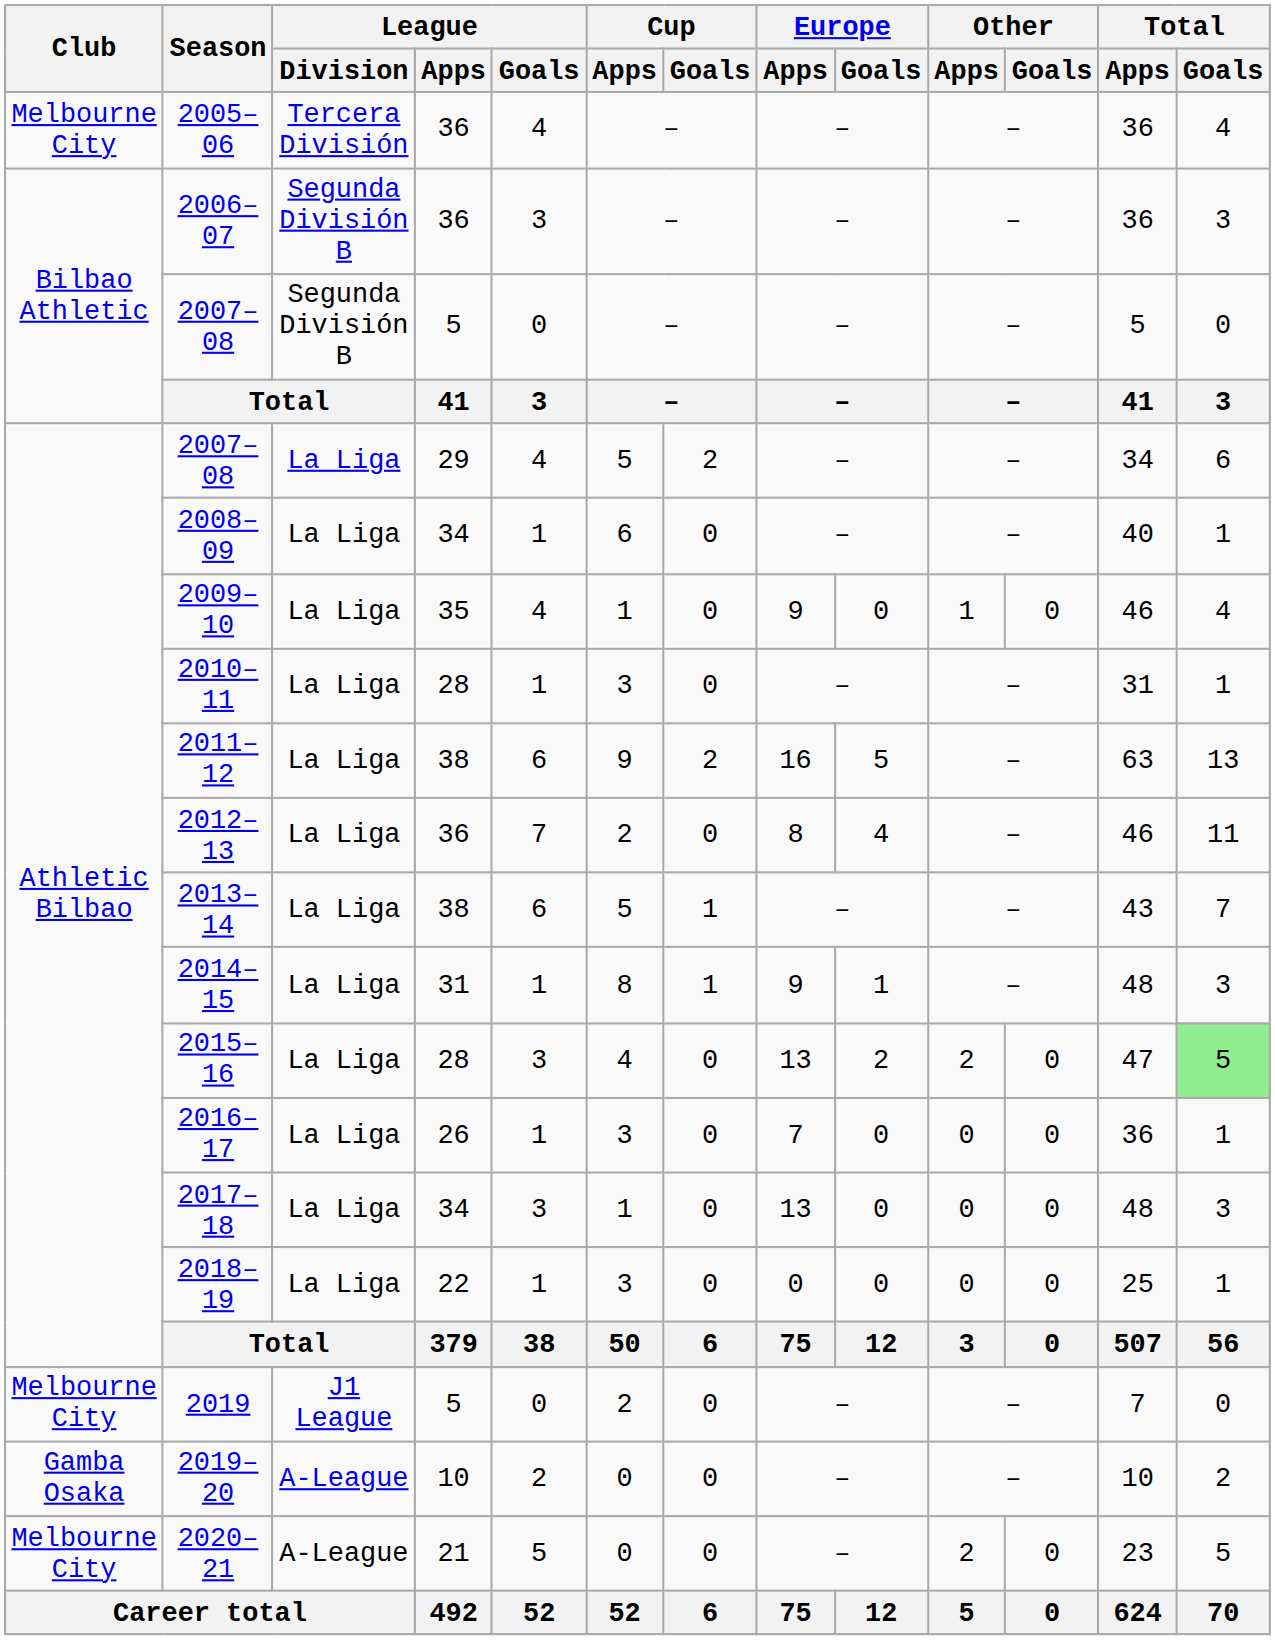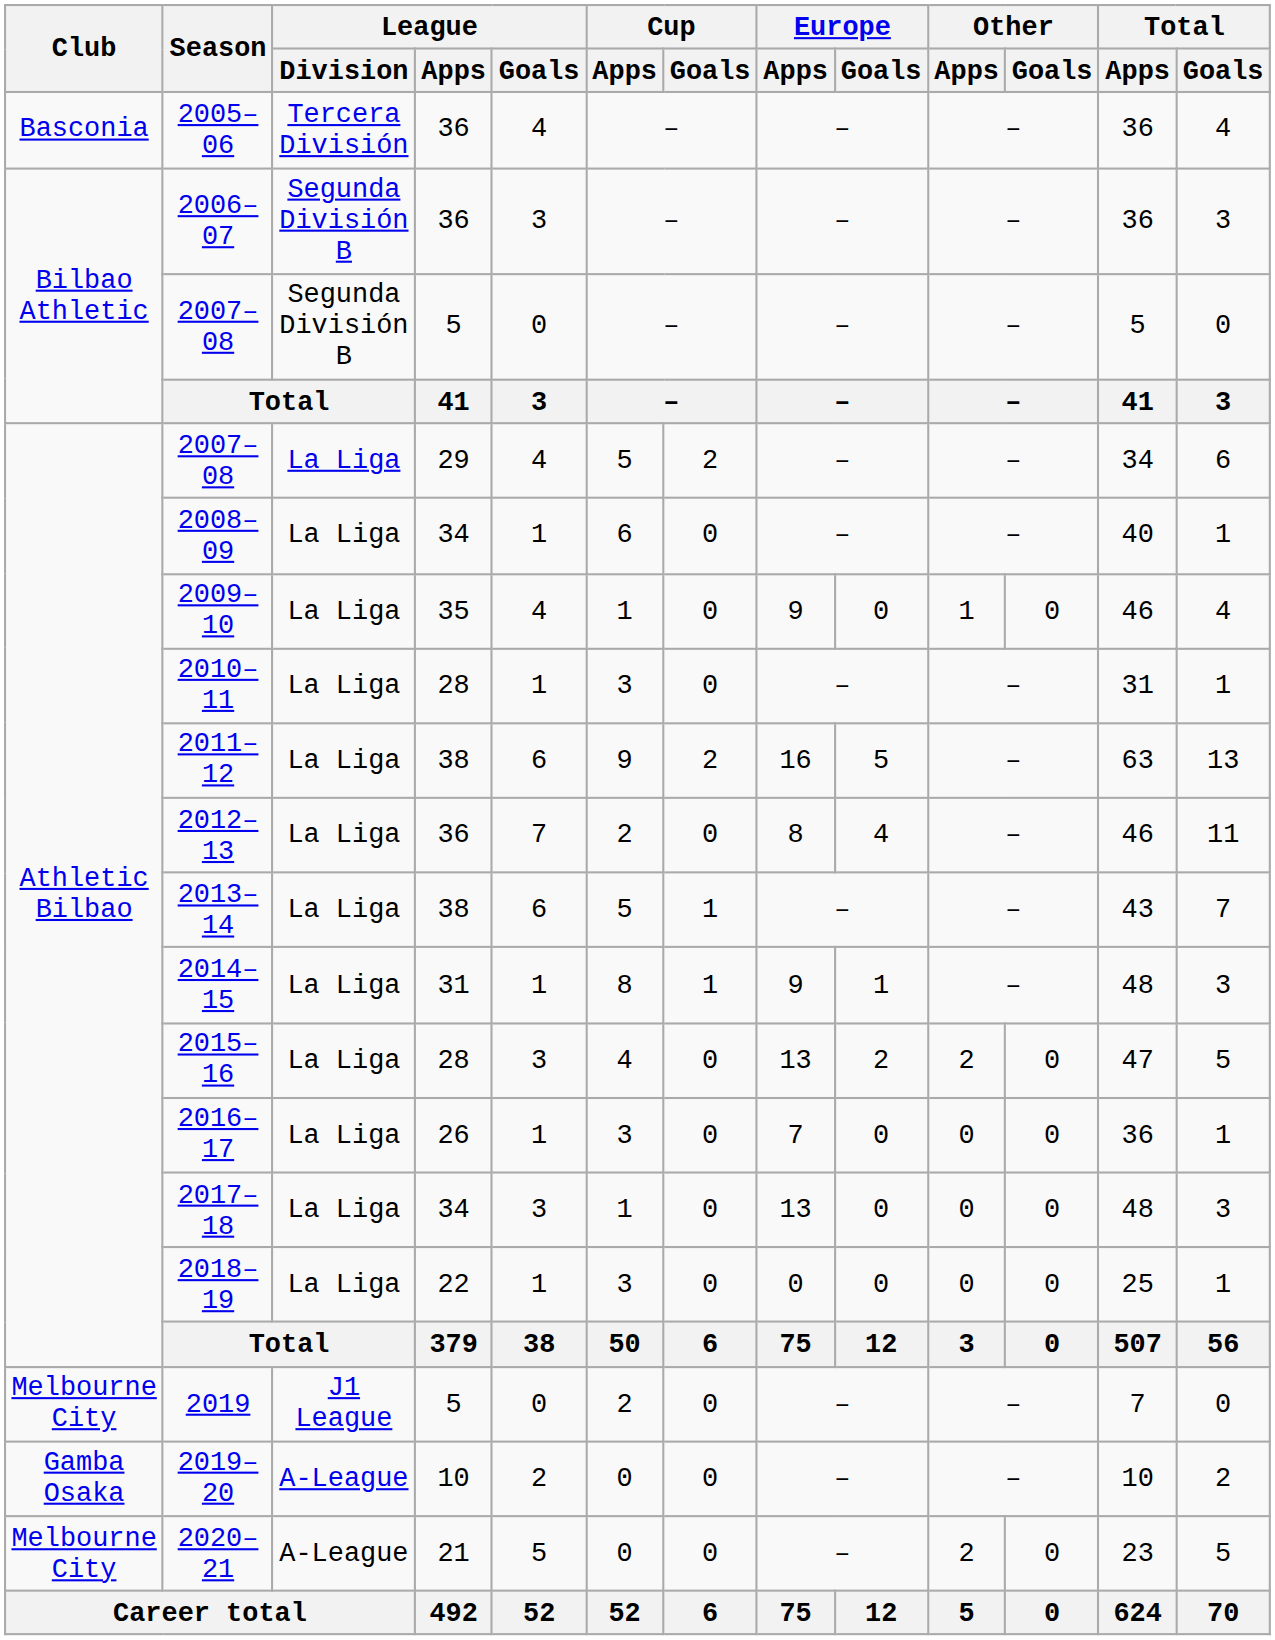(84, 130) Melbourne City -> (84, 130) Basconia
(1223, 1060) lightgreen background -> (1223, 1060) no background
